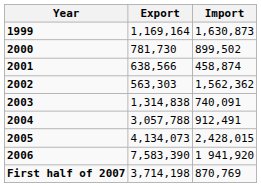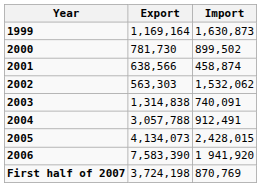(225, 85) 1,562,362 -> (225, 85) 1,532,062
(160, 173) 3,714,198 -> (160, 173) 3,724,198
